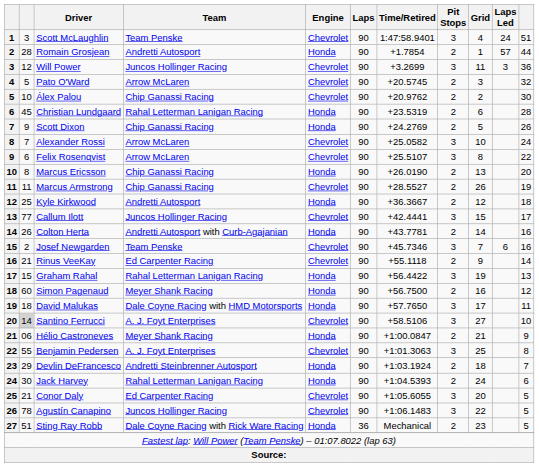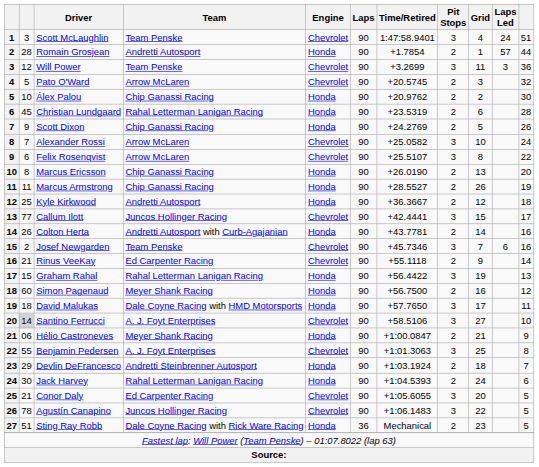(176, 67) Juncos Hollinger Racing -> (154, 67) Team Penske
(328, 97) Chevrolet -> (322, 97) Honda
(328, 187) Chevrolet -> (322, 187) Honda
